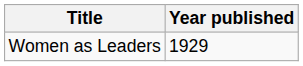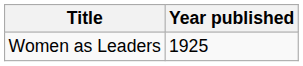(189, 46) 1929 -> (189, 46) 1925
